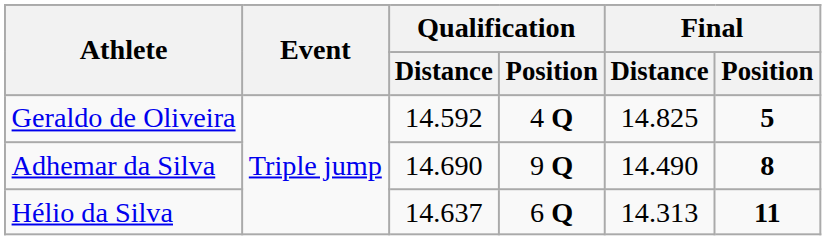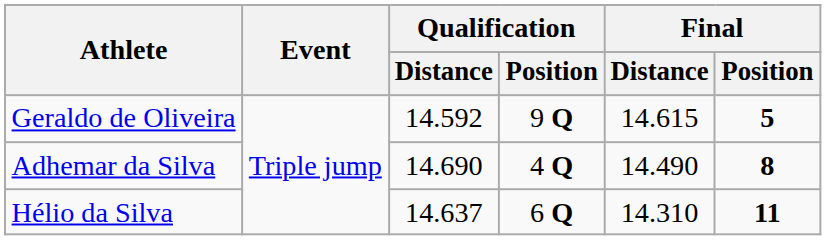(552, 118) 4 Q -> (552, 118) 9 Q
(660, 118) 14.825 -> (660, 118) 14.615
(552, 165) 9 Q -> (552, 165) 4 Q
(660, 211) 14.313 -> (660, 211) 14.310
